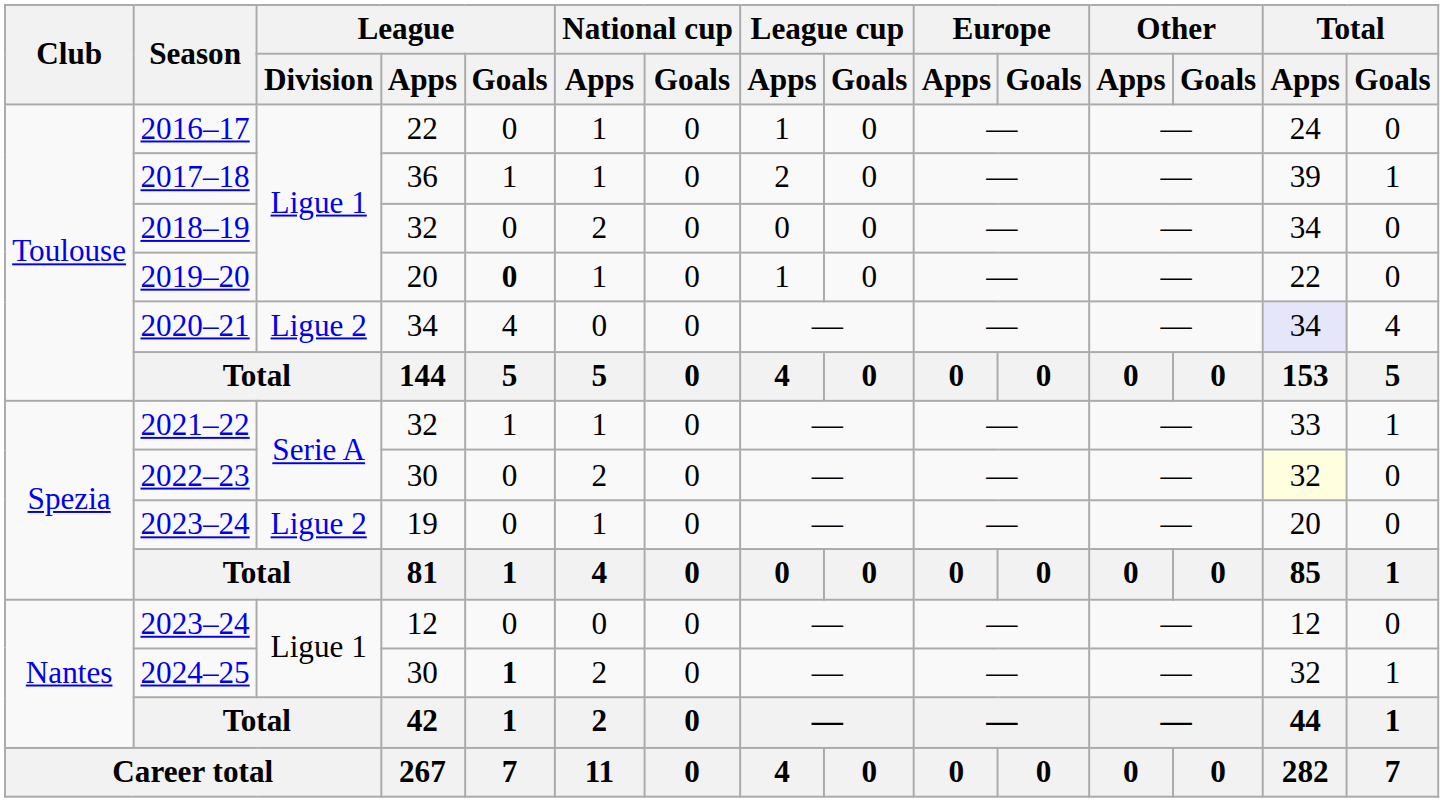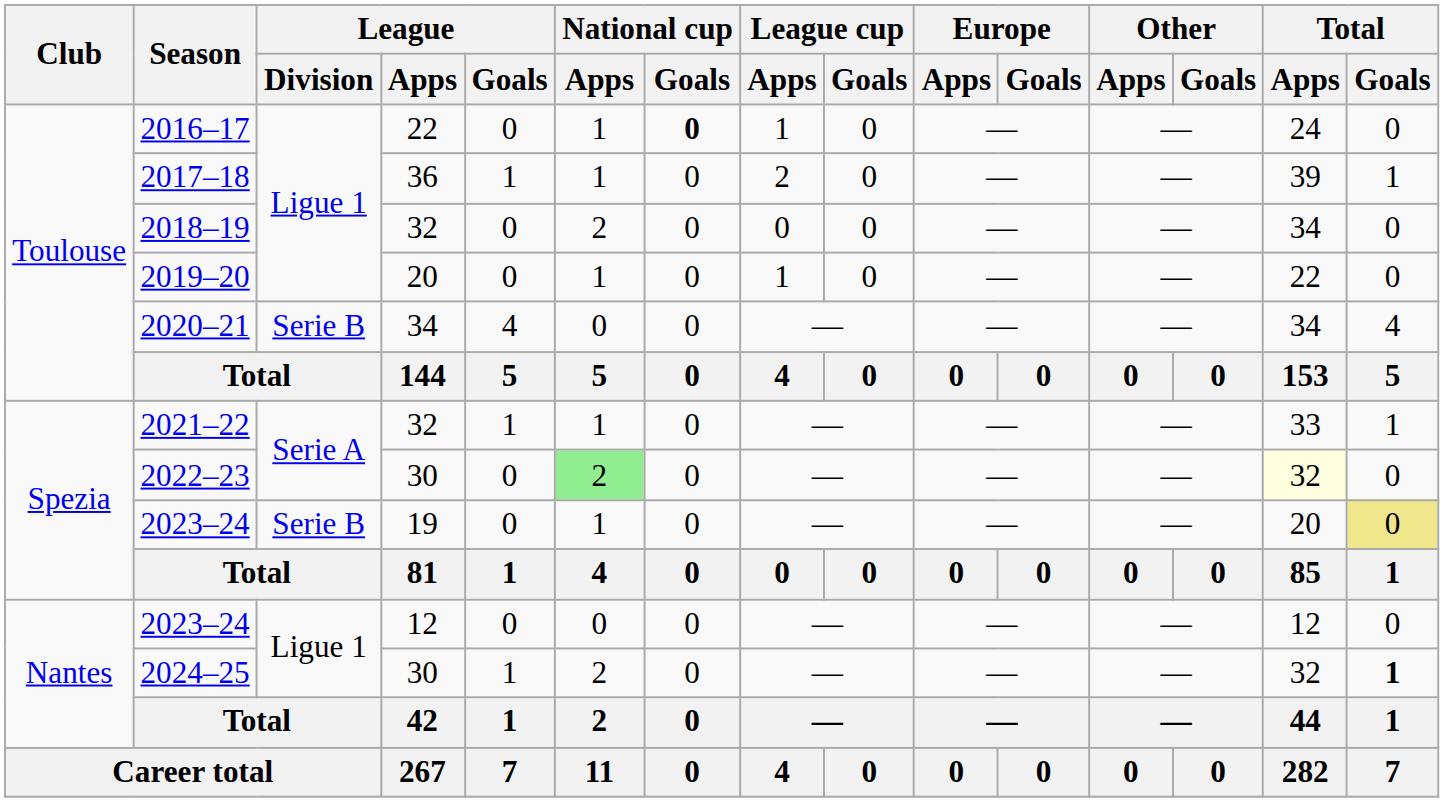(692, 128) normal -> (692, 128) bold
(510, 276) bold -> (510, 276) normal
(319, 326) Ligue 2 -> (319, 326) Serie B
(1305, 326) lavender background -> (1305, 326) no background
(599, 474) no background -> (599, 474) lightgreen background
(319, 524) Ligue 2 -> (319, 524) Serie B
(1392, 524) no background -> (1392, 524) khaki background
(510, 672) bold -> (510, 672) normal
(1392, 672) normal -> (1392, 672) bold
